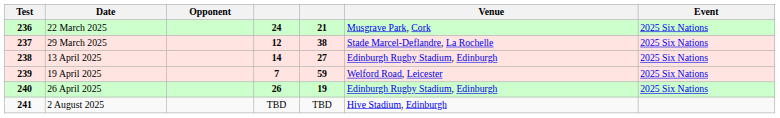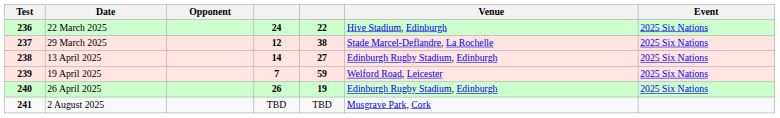(322, 27) 21 -> (322, 27) 22
(389, 27) Musgrave Park, Cork -> (397, 27) Hive Stadium, Edinburgh
(397, 105) Hive Stadium, Edinburgh -> (389, 105) Musgrave Park, Cork
